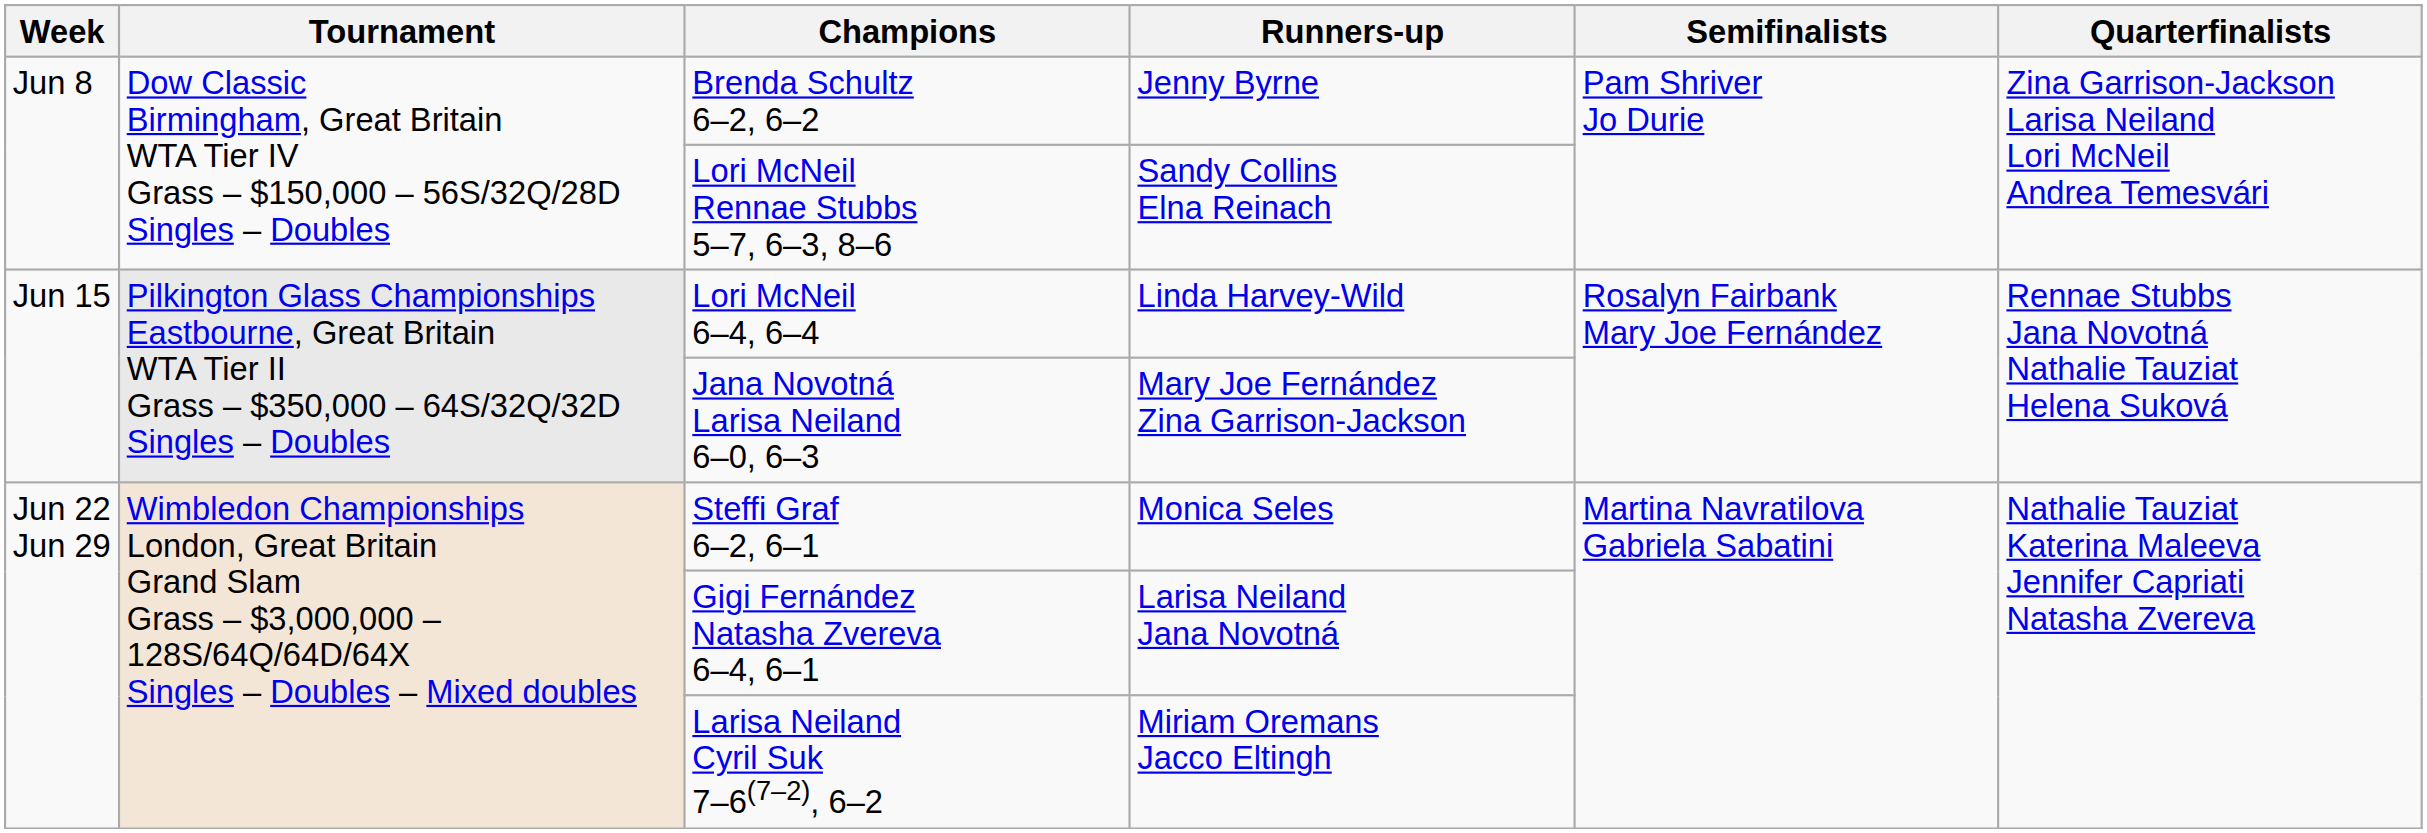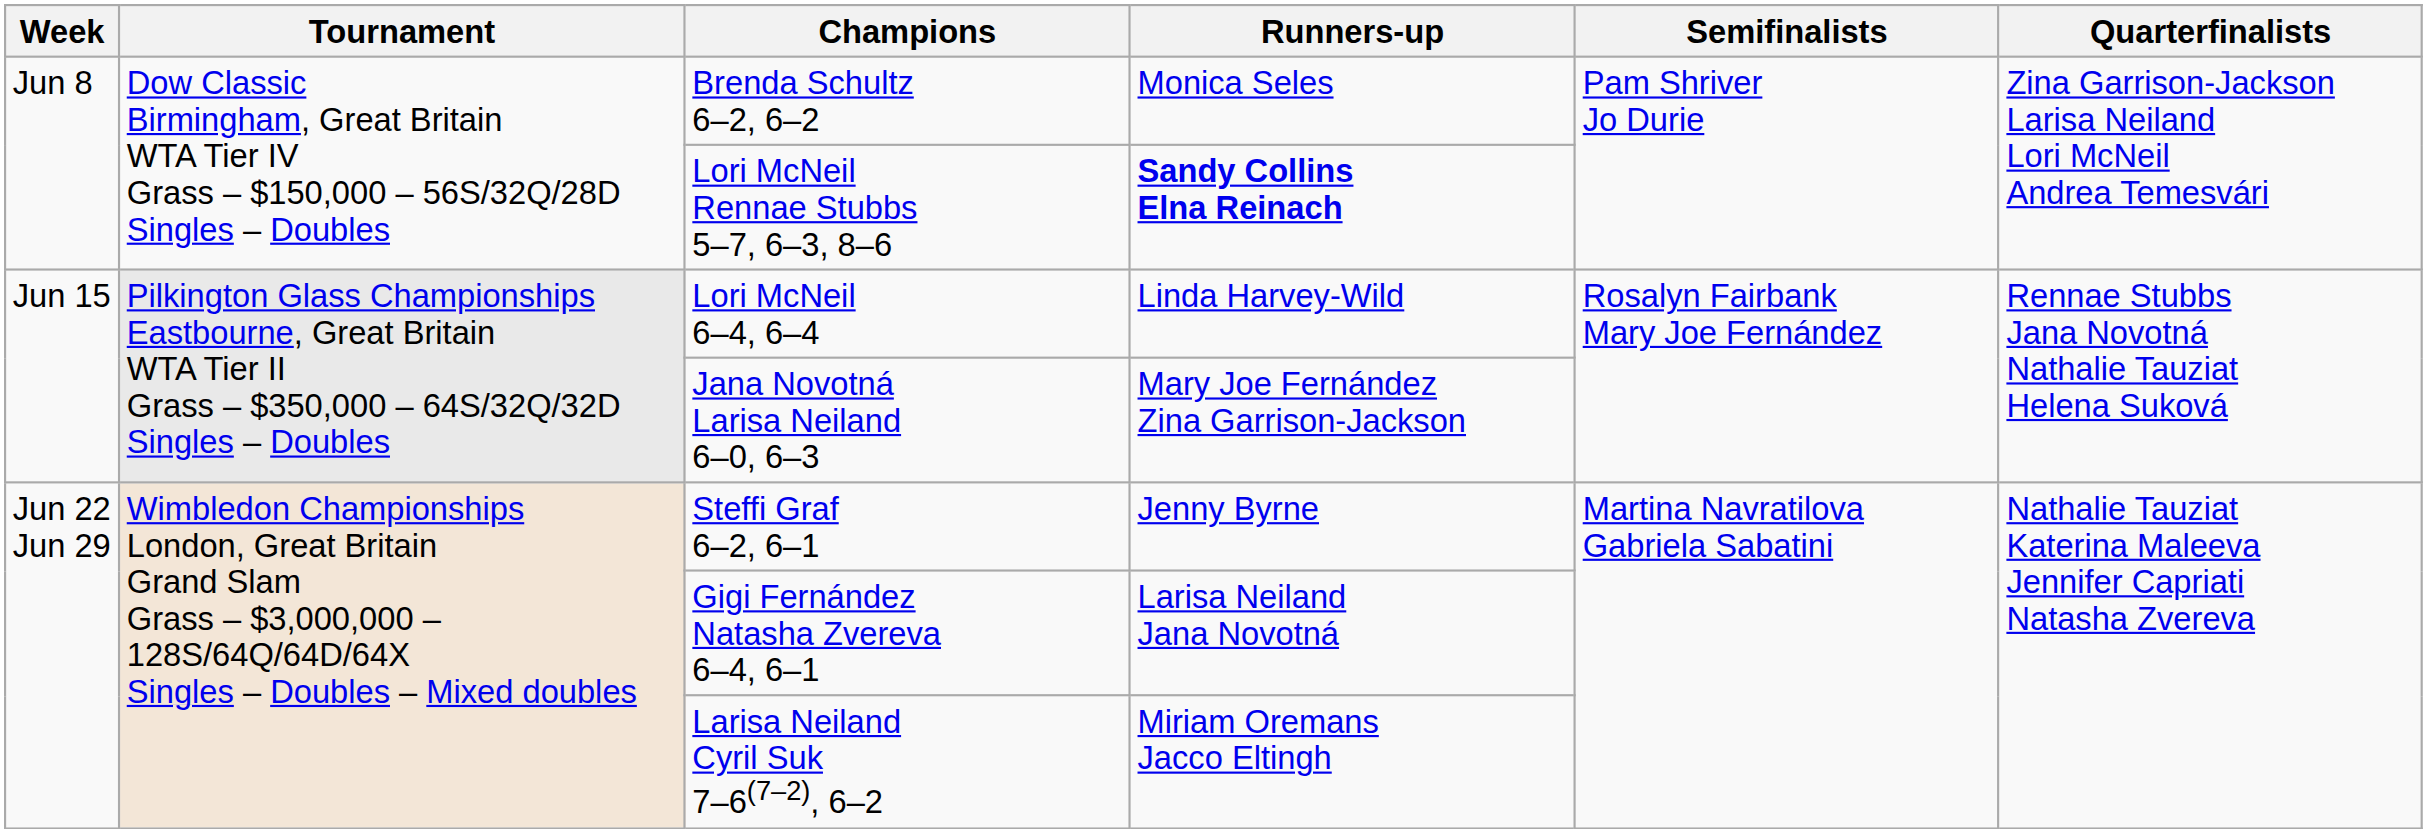(1228, 83) Jenny Byrne -> (1236, 83) Monica Seles
(1237, 189) normal -> (1245, 189) bold
(1236, 509) Monica Seles -> (1228, 509) Jenny Byrne
